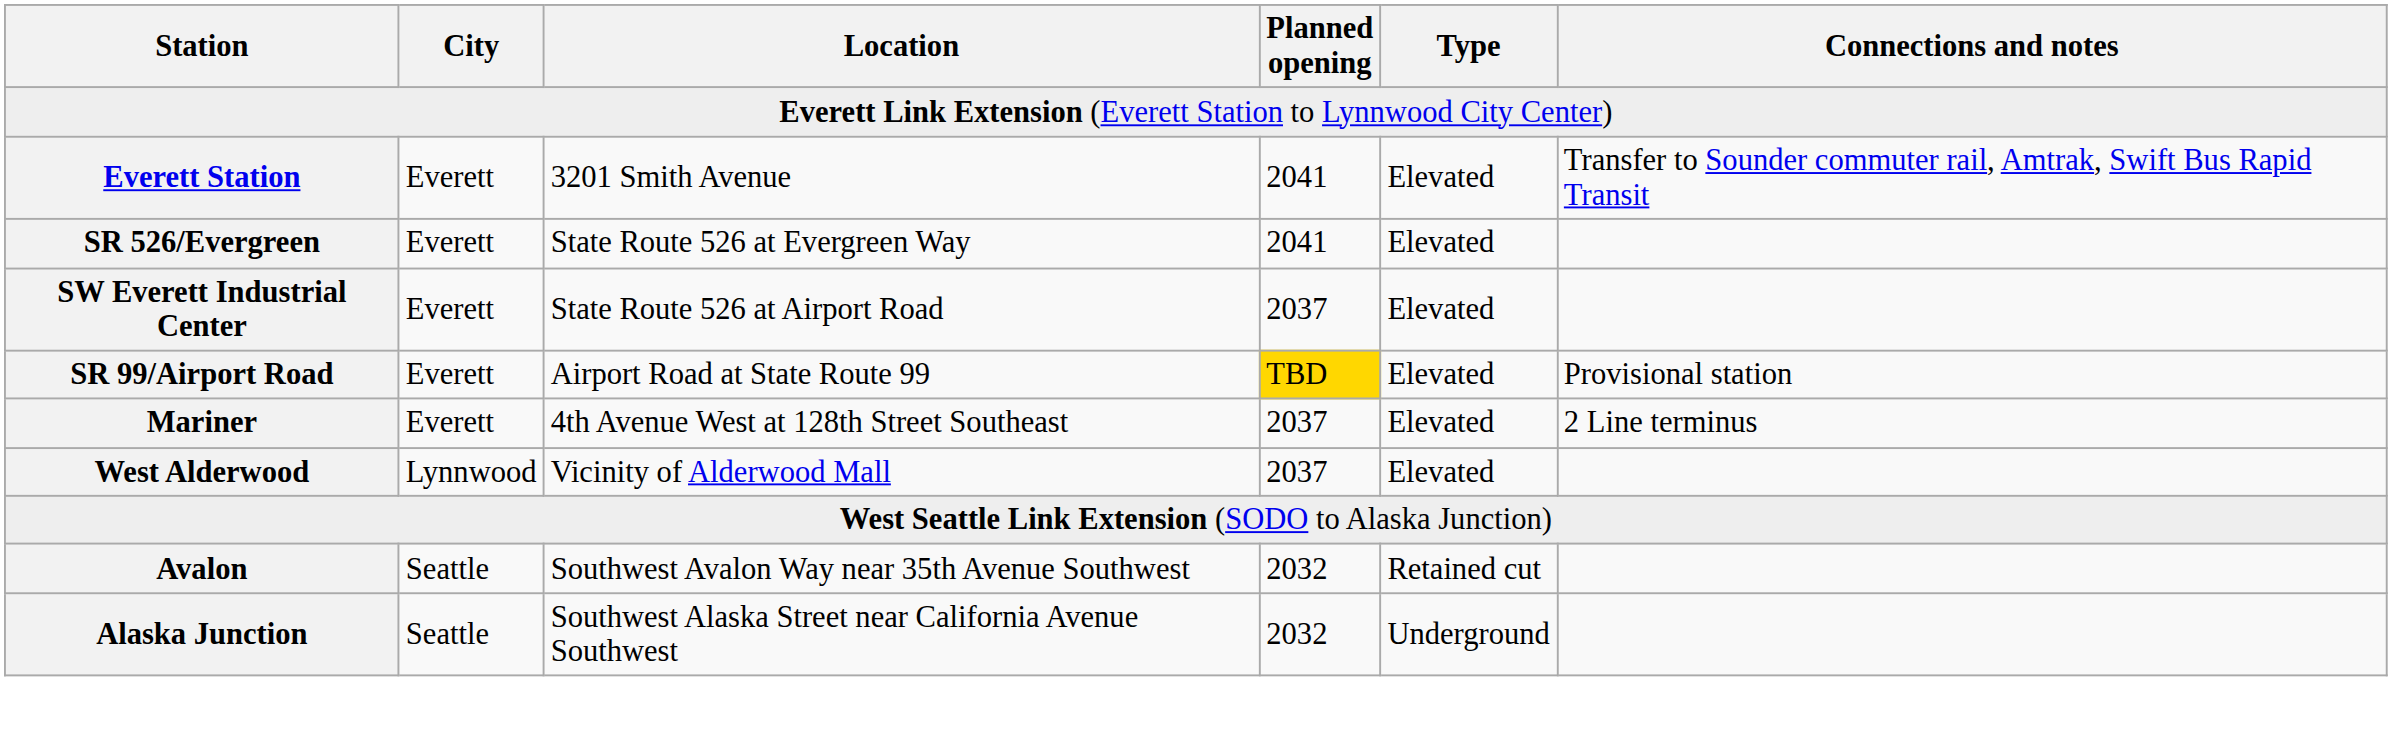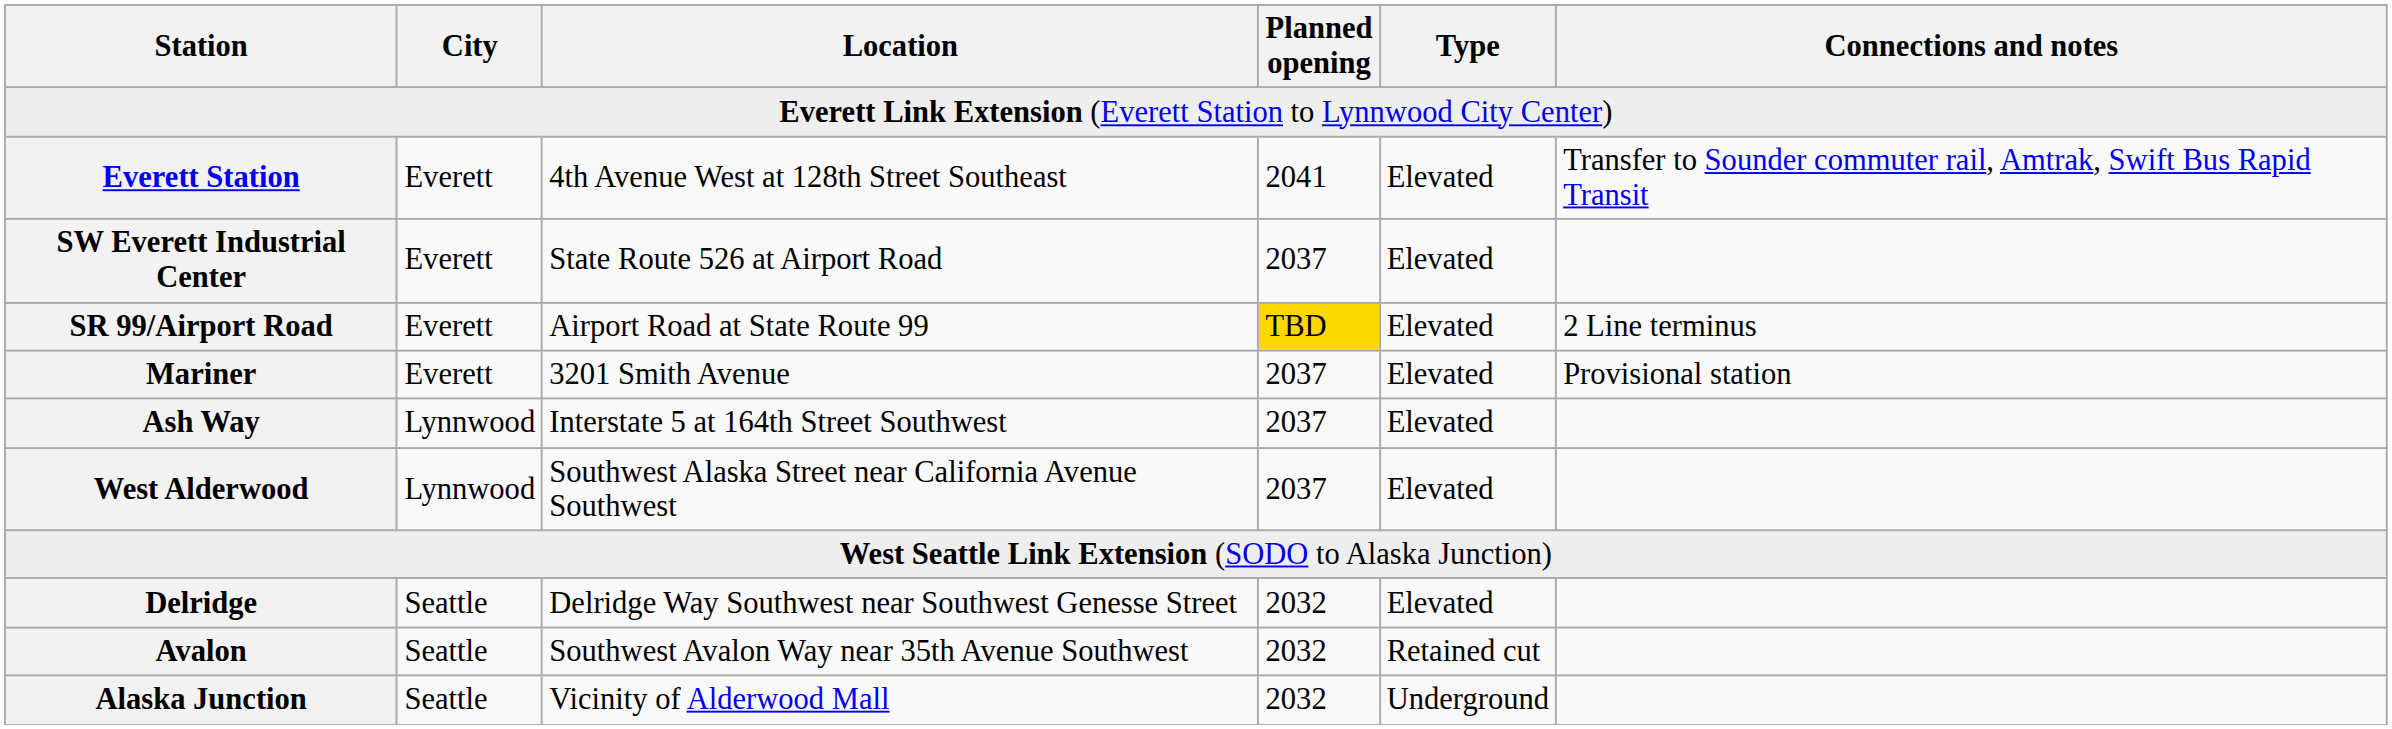(671, 177) 3201 Smith Avenue -> (808, 177) 4th Avenue West at 128th Street Southeast
- row: (202, 242)
(1678, 374) Provisional station -> (1660, 325) 2 Line terminus
(809, 422) 4th Avenue West at 128th Street Southeast -> (670, 374) 3201 Smith Avenue
(1661, 422) 2 Line terminus -> (1677, 374) Provisional station
+ row: (201, 422)
(721, 471) Vicinity of Alderwood Mall -> (843, 488) Southwest Alaska Street near California Avenue Southwest
+ row: (201, 602)
(844, 633) Southwest Alaska Street near California Avenue Southwest -> (719, 699) Vicinity of Alderwood Mall
